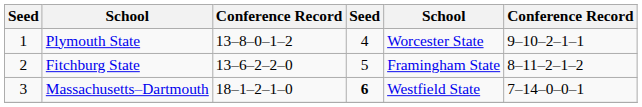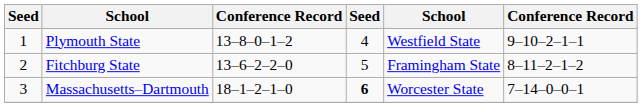(435, 41) Worcester State -> (434, 41) Westfield State
(434, 89) Westfield State -> (435, 89) Worcester State
